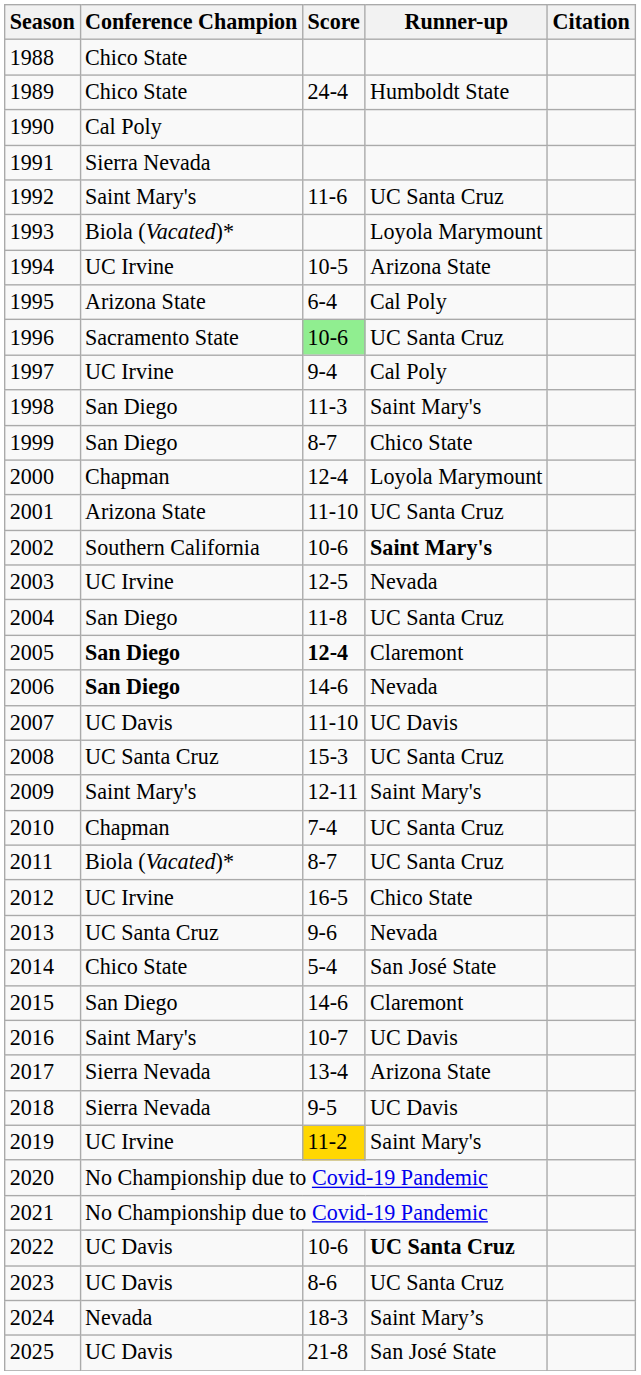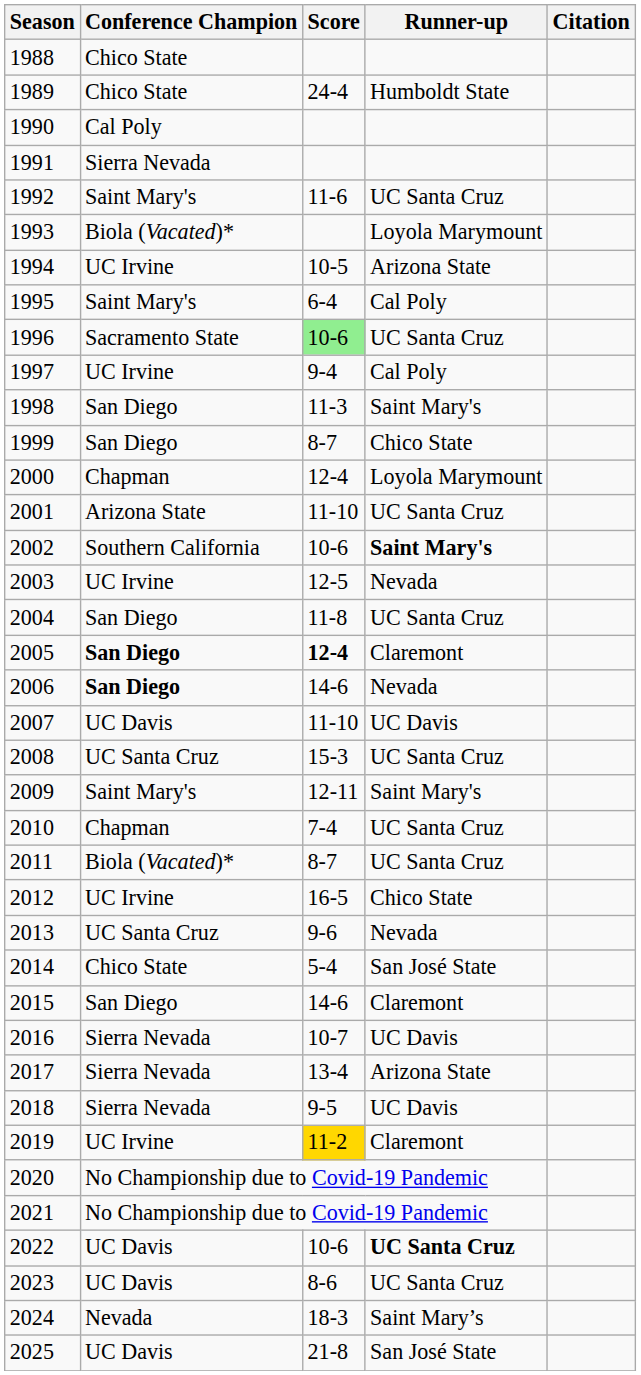(145, 302) Arizona State -> (141, 302) Saint Mary's
(141, 1037) Saint Mary's -> (148, 1037) Sierra Nevada
(426, 1142) Saint Mary's -> (417, 1142) Claremont
